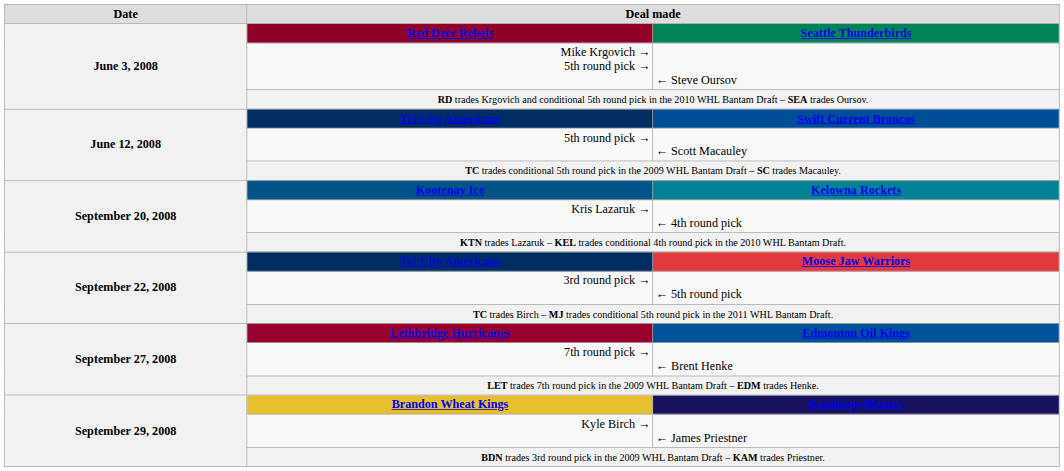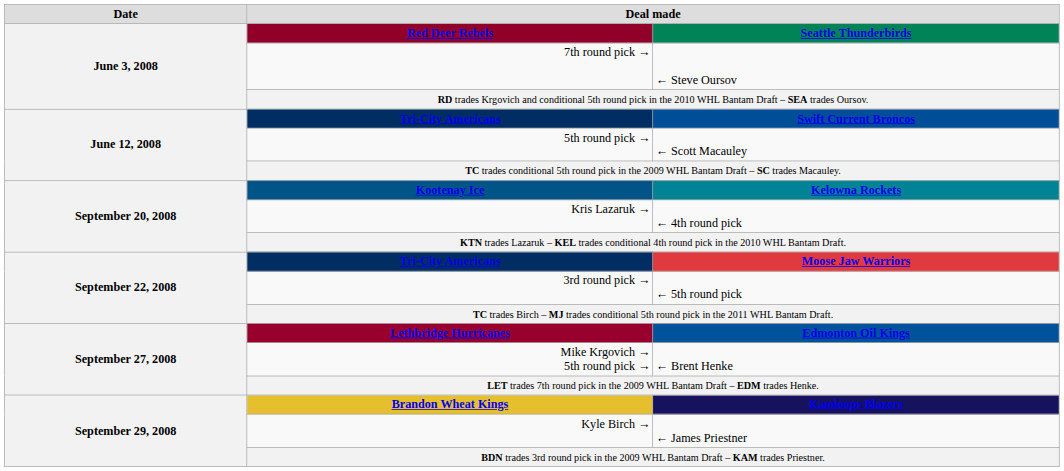(605, 59) Mike Krgovich → 5th round pick → -> (607, 52) 7th round pick →
(607, 352) 7th round pick → -> (605, 359) Mike Krgovich → 5th round pick →
